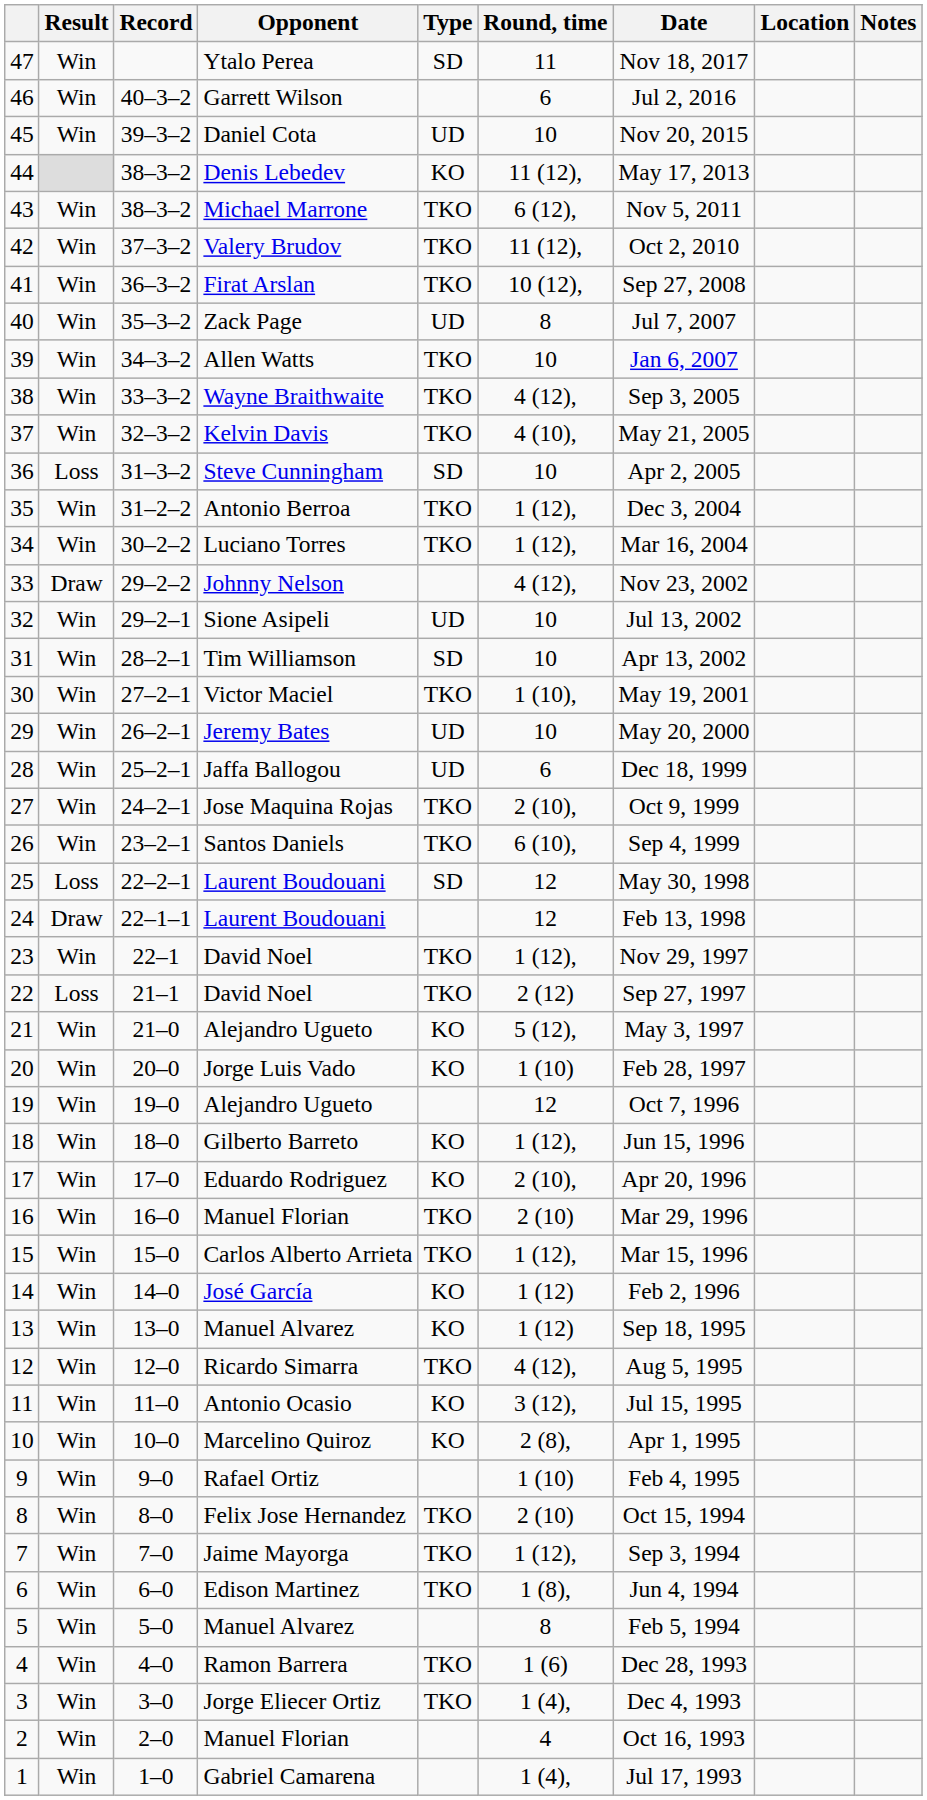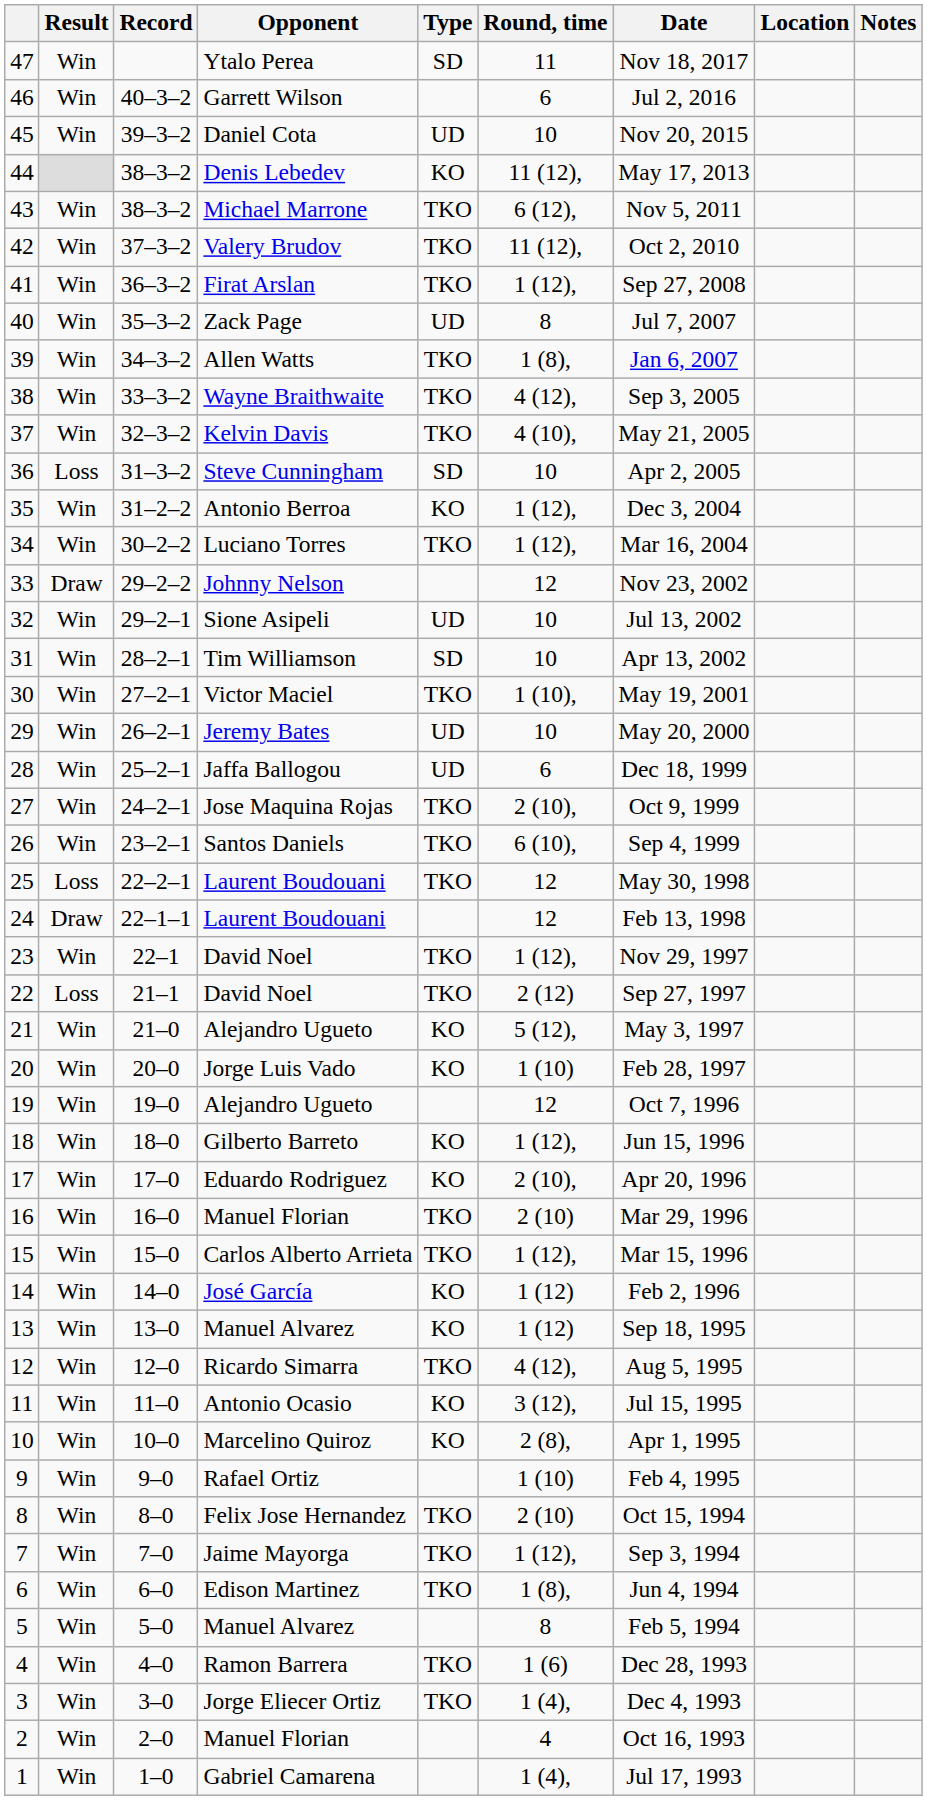(545, 284) 10 (12), -> (545, 284) 1 (12),
(545, 358) 10 -> (545, 358) 1 (8),
(448, 508) TKO -> (448, 508) KO
(545, 582) 4 (12), -> (545, 582) 12
(448, 881) SD -> (448, 881) TKO
